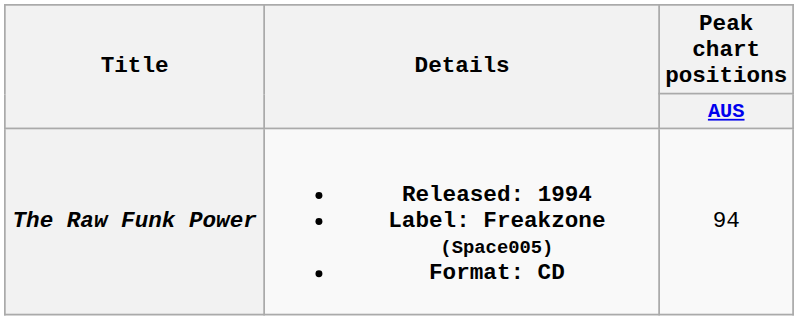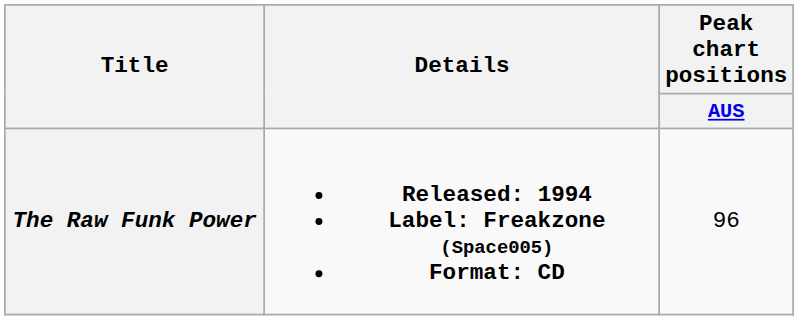(726, 221) 94 -> (726, 221) 96
